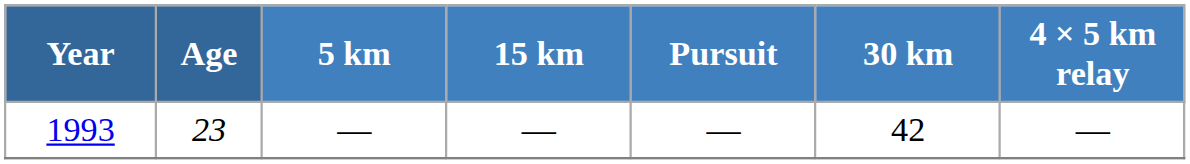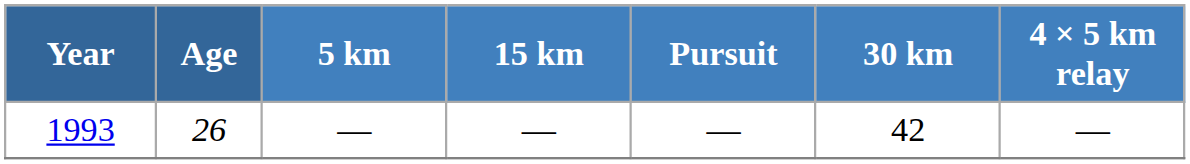(209, 129) 23 -> (209, 129) 26
